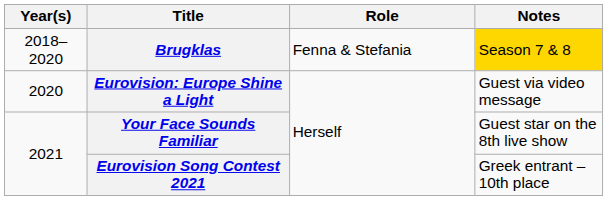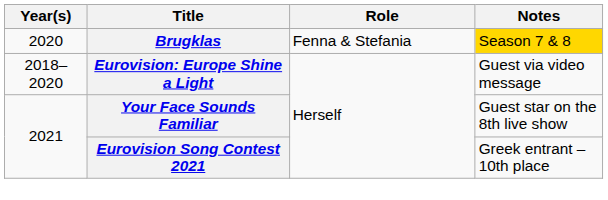(46, 49) 2018–2020 -> (46, 41) 2020
(46, 91) 2020 -> (46, 74) 2018–2020
